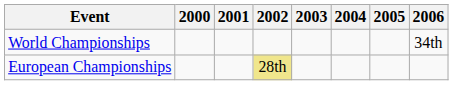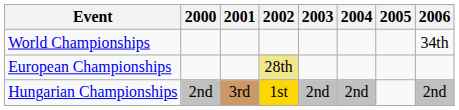+ row: (93, 92)
